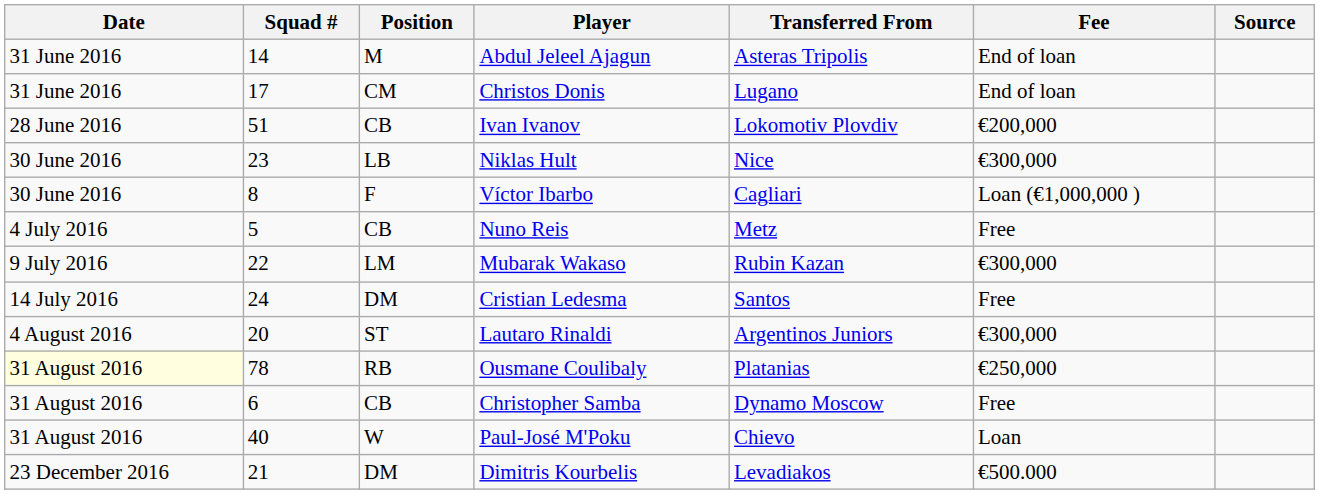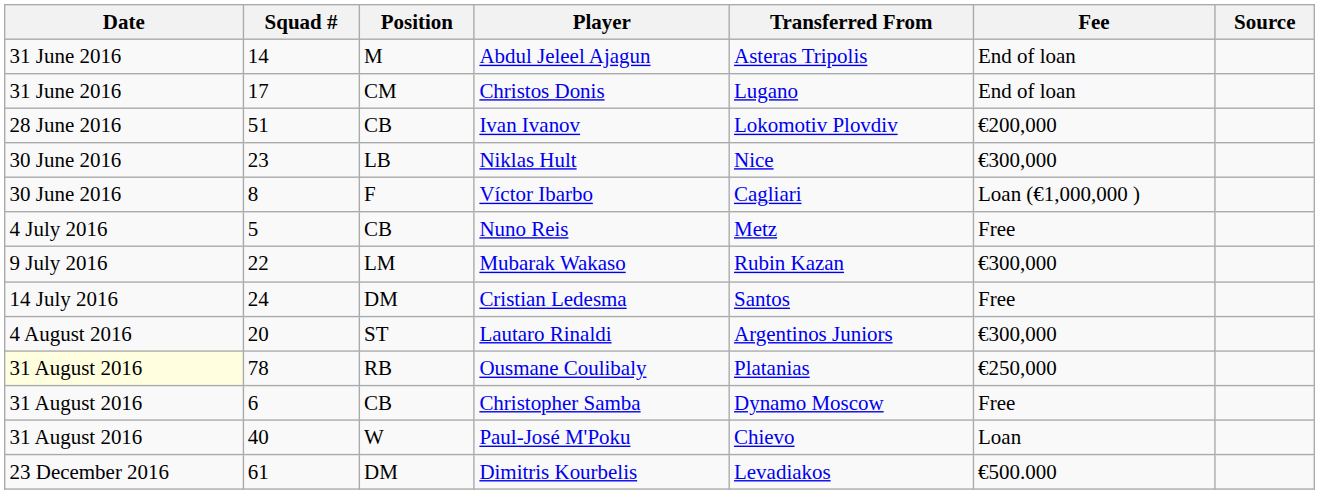(258, 471) 21 -> (258, 471) 61
